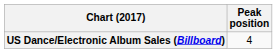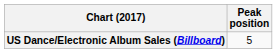(249, 40) 4 -> (249, 40) 5
